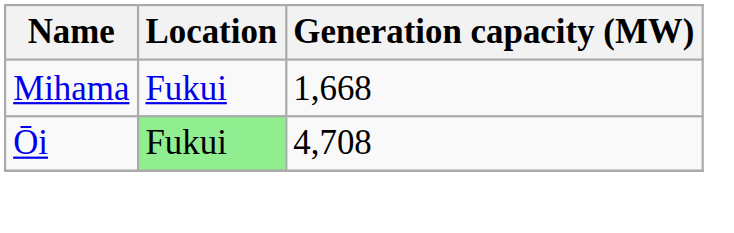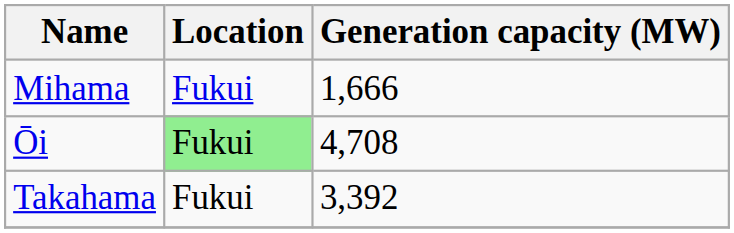(333, 87) 1,668 -> (359, 87) 1,666
+ row: (85, 198)
